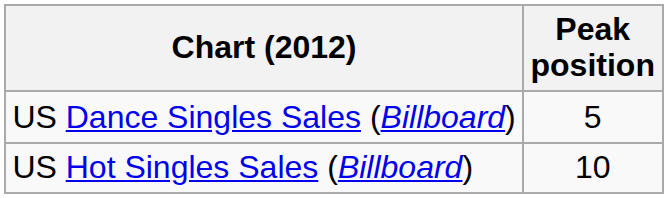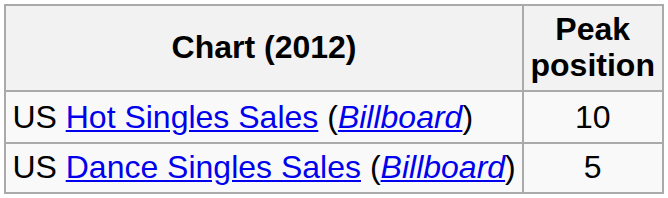rows swapped: (243, 167) <-> (264, 116)
